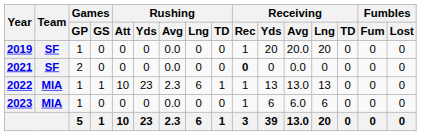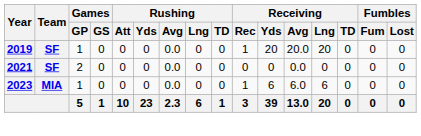(245, 67) bold -> (245, 67) normal
- row: (20, 85)
